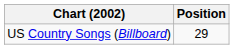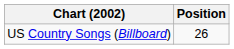(201, 34) 29 -> (201, 34) 26
